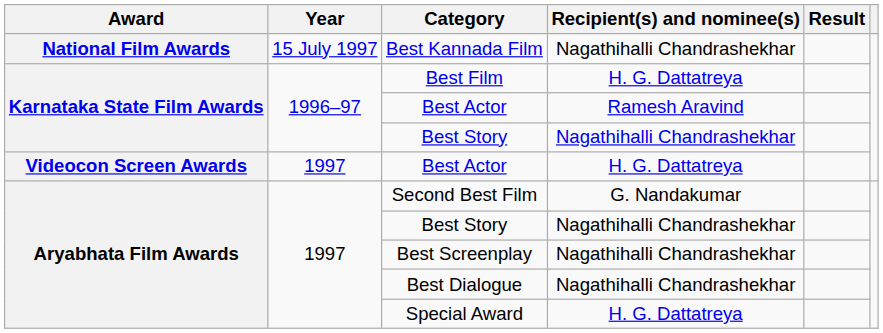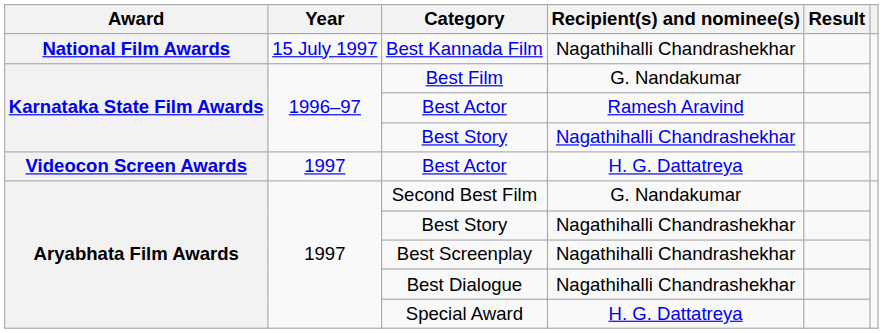(676, 78) H. G. Dattatreya -> (676, 78) G. Nandakumar
